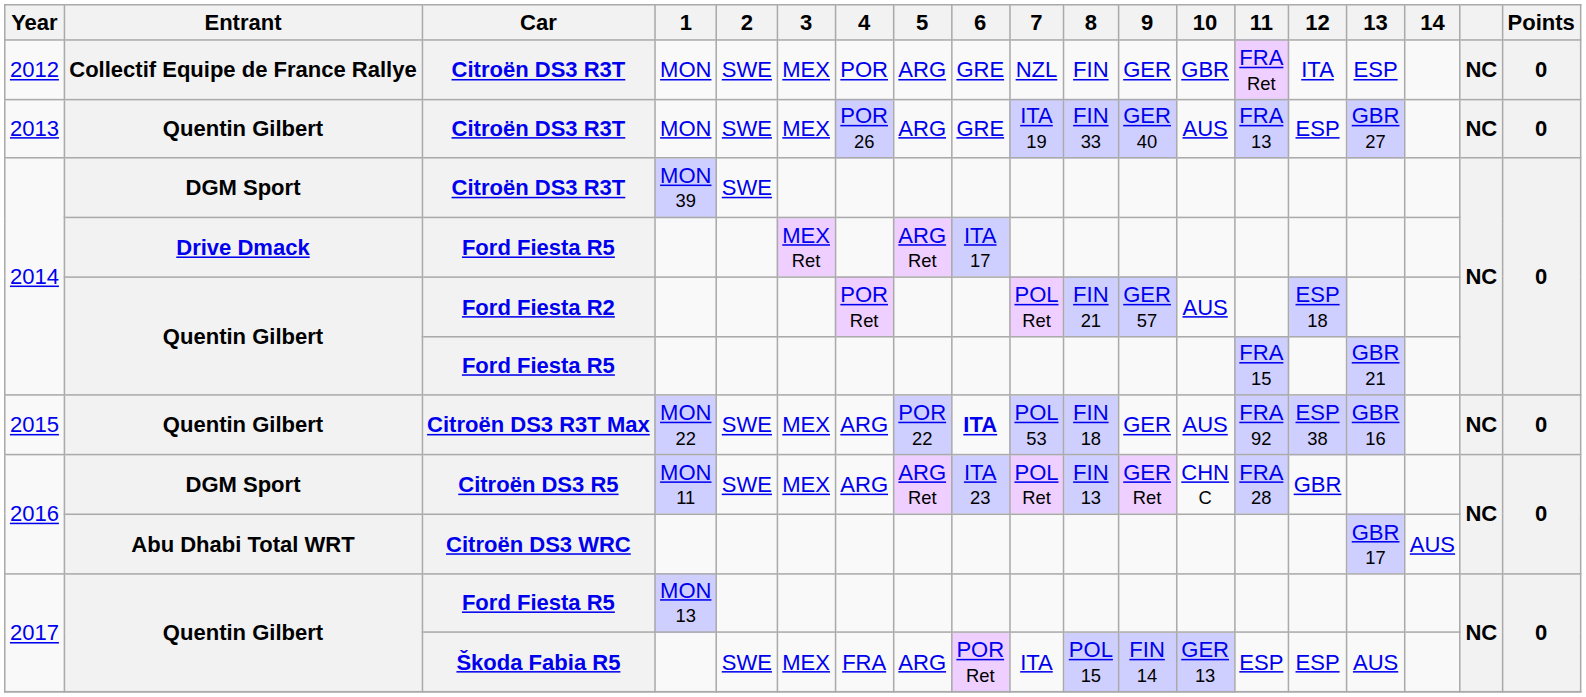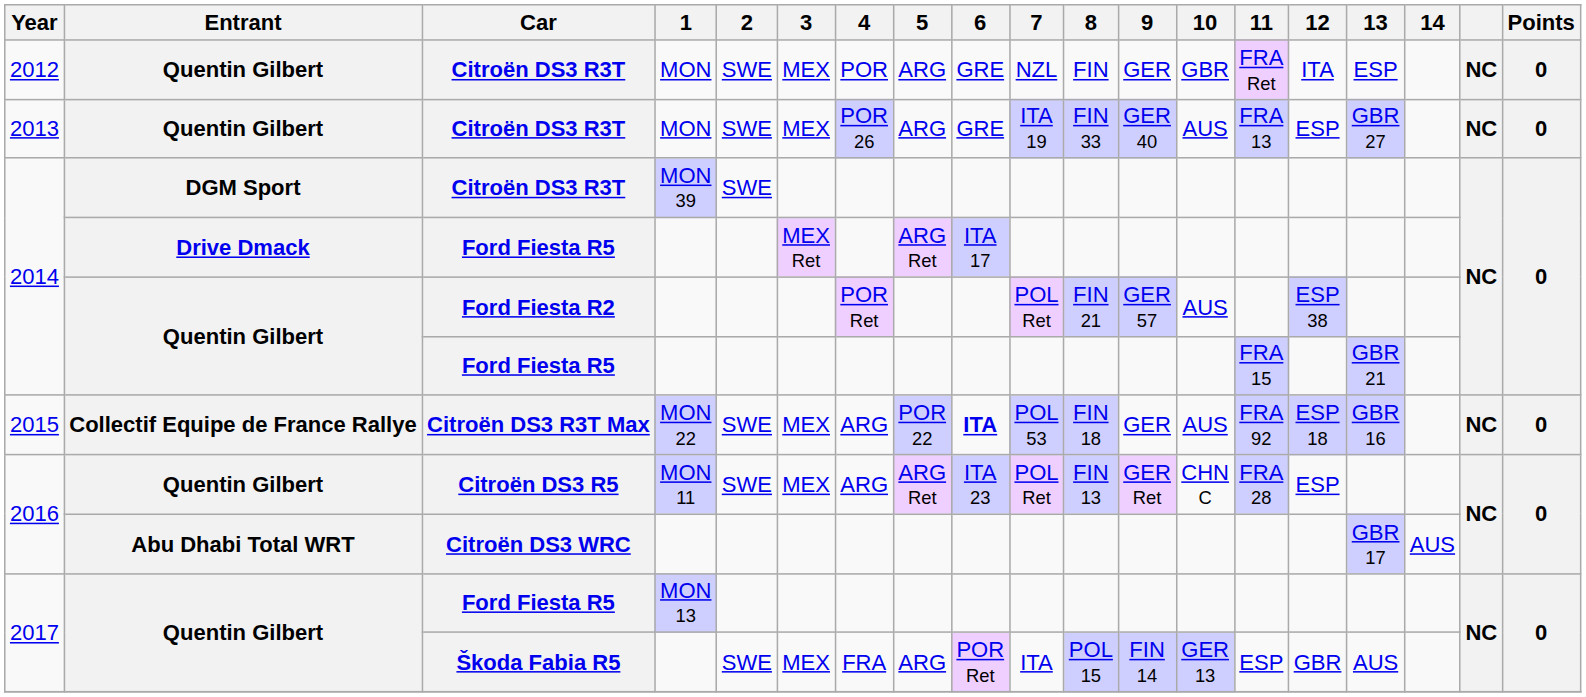(243, 70) Collectif Equipe de France Rallye -> (243, 70) Quentin Gilbert
(1318, 307) ESP 18 -> (1318, 307) ESP 38
(243, 425) Quentin Gilbert -> (243, 425) Collectif Equipe de France Rallye
(1318, 425) ESP 38 -> (1318, 425) ESP 18
(243, 485) DGM Sport -> (243, 485) Quentin Gilbert
(1318, 485) GBR -> (1318, 485) ESP
(1318, 662) ESP -> (1318, 662) GBR
